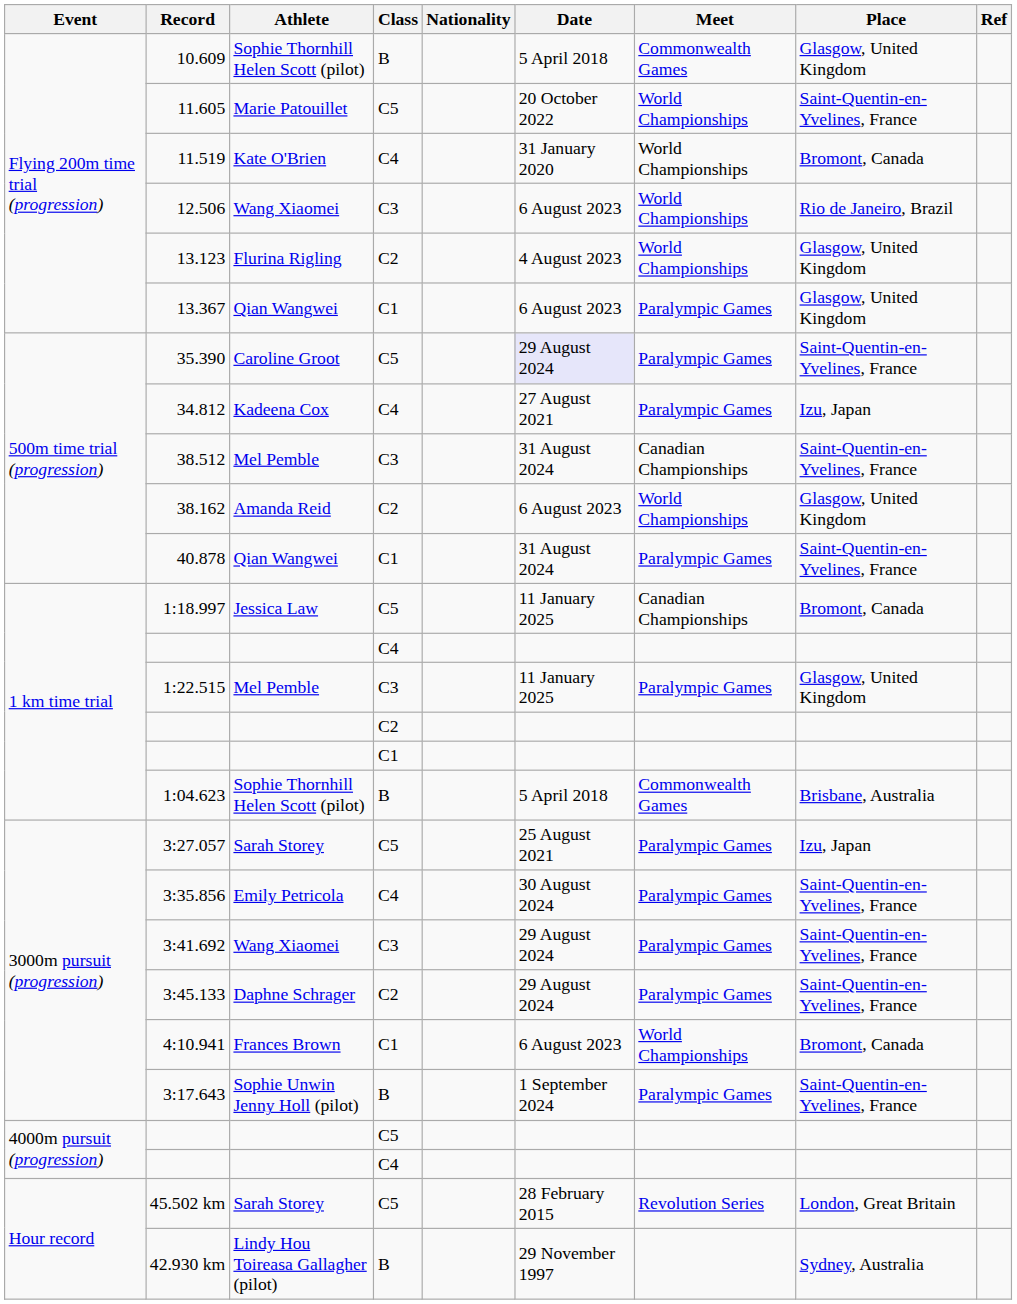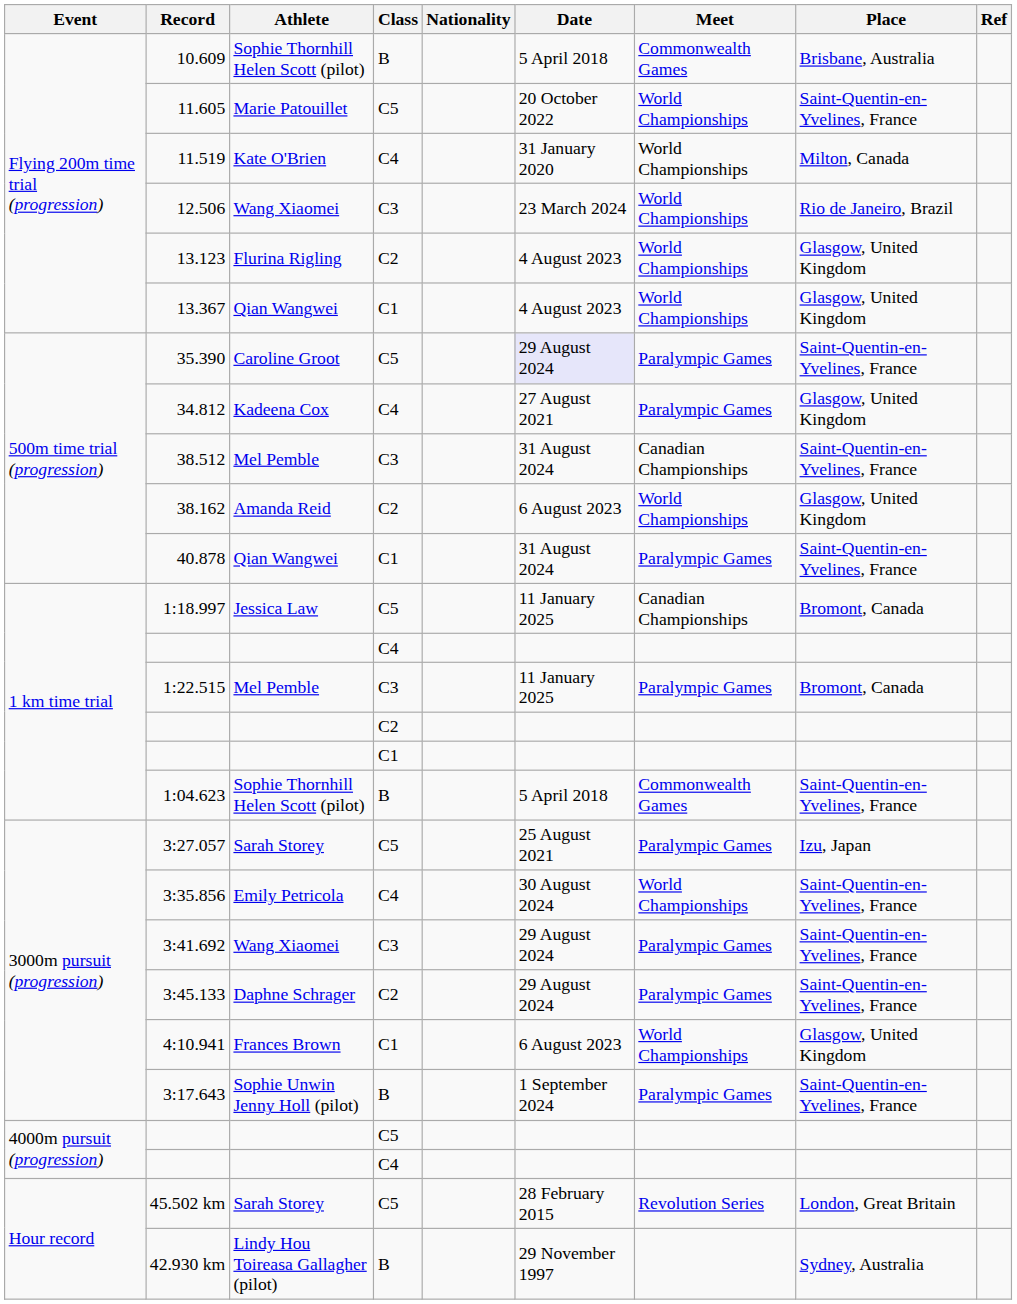(859, 58) Glasgow, United Kingdom -> (867, 58) Brisbane, Australia
(862, 158) Bromont, Canada -> (854, 158) Milton, Canada
(570, 208) 6 August 2023 -> (572, 208) 23 March 2024
(570, 308) 6 August 2023 -> (570, 308) 4 August 2023
(705, 308) Paralympic Games -> (693, 308) World Championships
(835, 408) Izu, Japan -> (859, 408) Glasgow, United Kingdom
(859, 687) Glasgow, United Kingdom -> (862, 687) Bromont, Canada
(867, 795) Brisbane, Australia -> (863, 795) Saint-Quentin-en-Yvelines, France
(705, 895) Paralympic Games -> (693, 895) World Championships
(862, 1045) Bromont, Canada -> (859, 1045) Glasgow, United Kingdom
